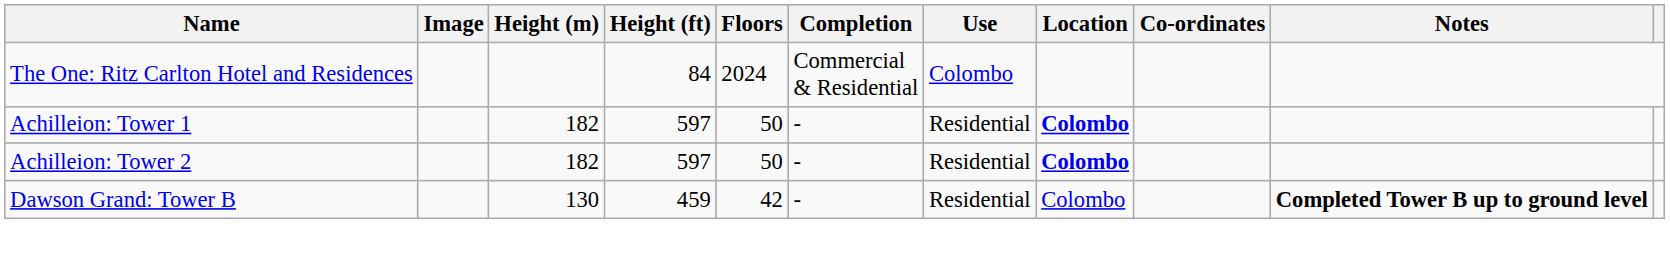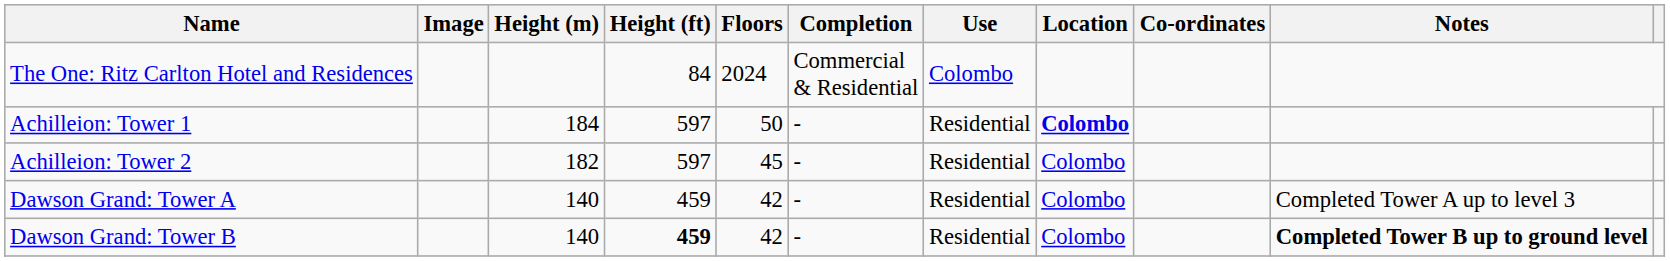(582, 124) 182 -> (582, 124) 184
(772, 162) 50 -> (772, 162) 45
(1085, 162) bold -> (1083, 162) normal
+ row: (123, 199)
(582, 199) 130 -> (582, 236) 140
(694, 199) normal -> (694, 236) bold
